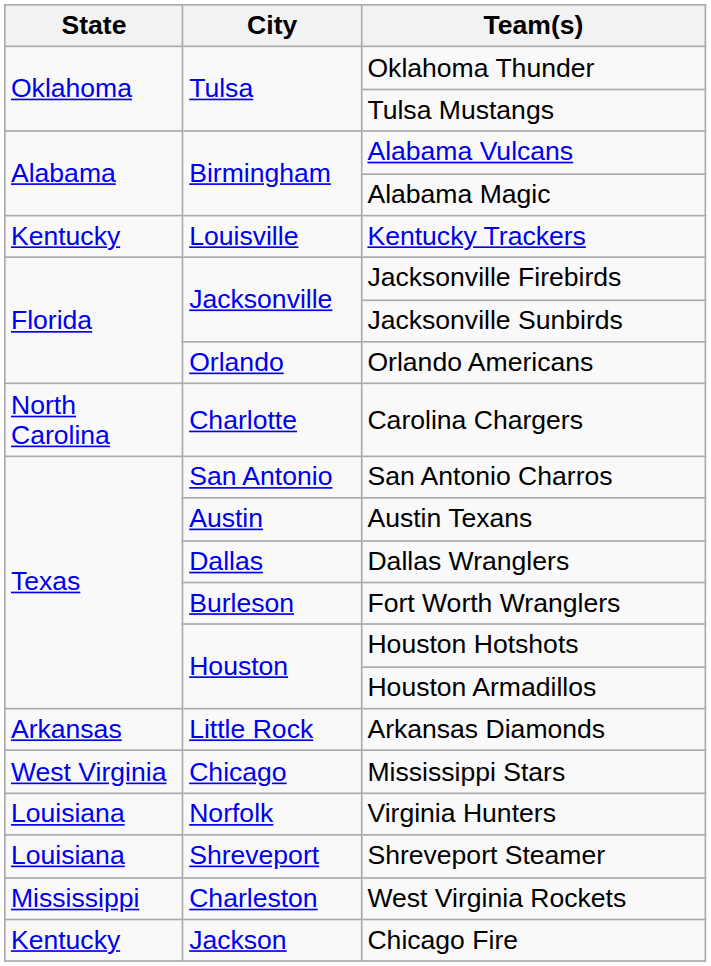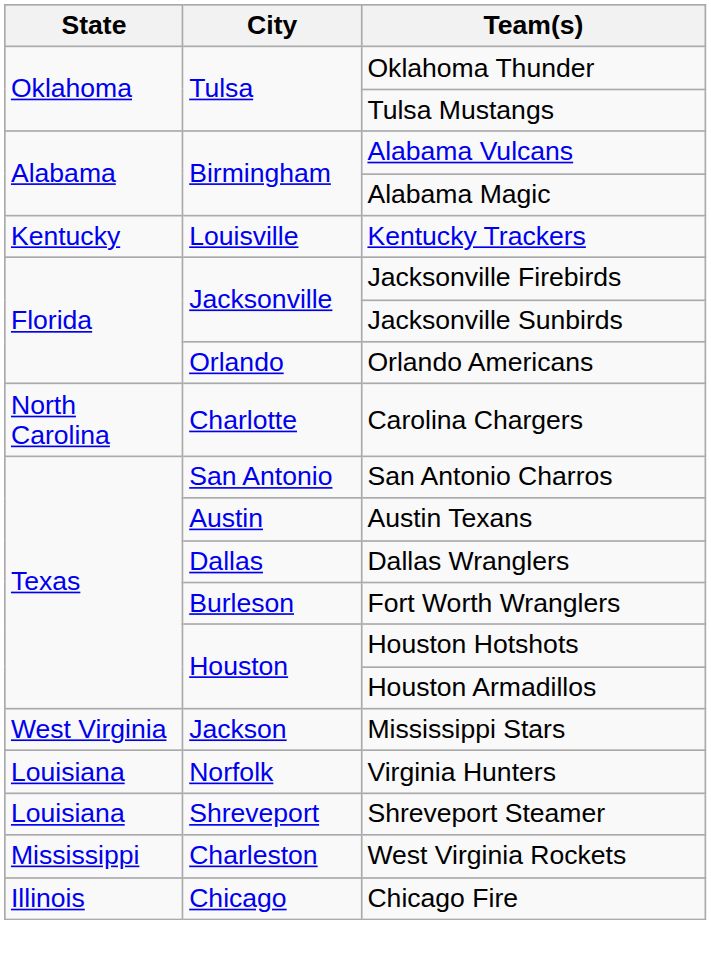- row: (486, 729)
(238, 771) Chicago -> (238, 729) Jackson
(66, 940) Kentucky -> (48, 897) Illinois
(238, 940) Jackson -> (238, 897) Chicago
